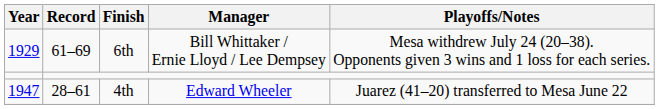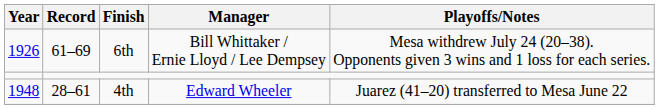(24, 50) 1929 -> (24, 50) 1926
(24, 91) 1947 -> (24, 91) 1948
